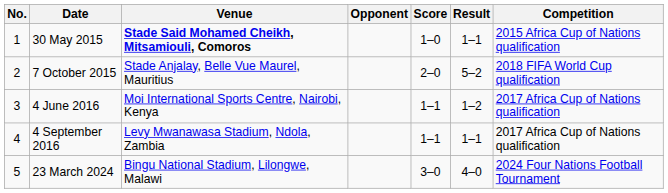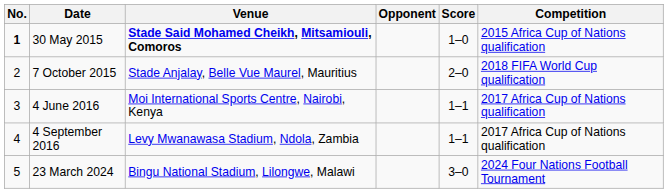- column: (472, 14)
(17, 40) normal -> (17, 40) bold
